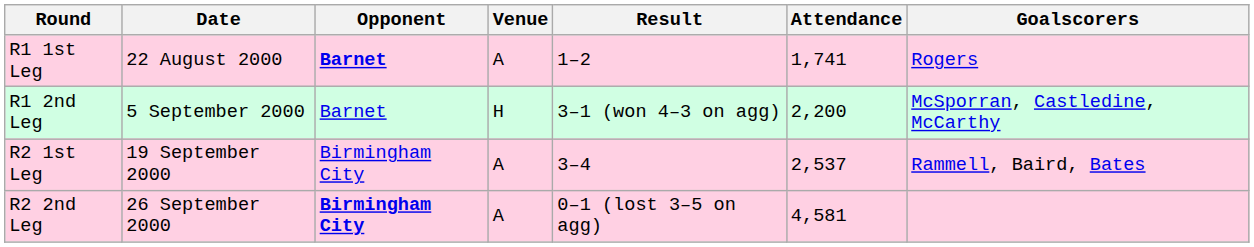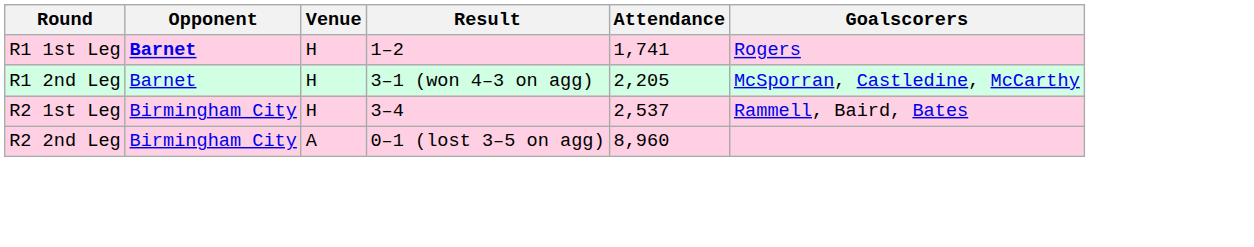- column: (219, 20)
(498, 61) A -> (311, 50) H
(819, 113) 2,200 -> (641, 80) 2,205
(498, 164) A -> (311, 111) H
(375, 216) bold -> (213, 141) normal
(819, 216) 4,581 -> (641, 141) 8,960
